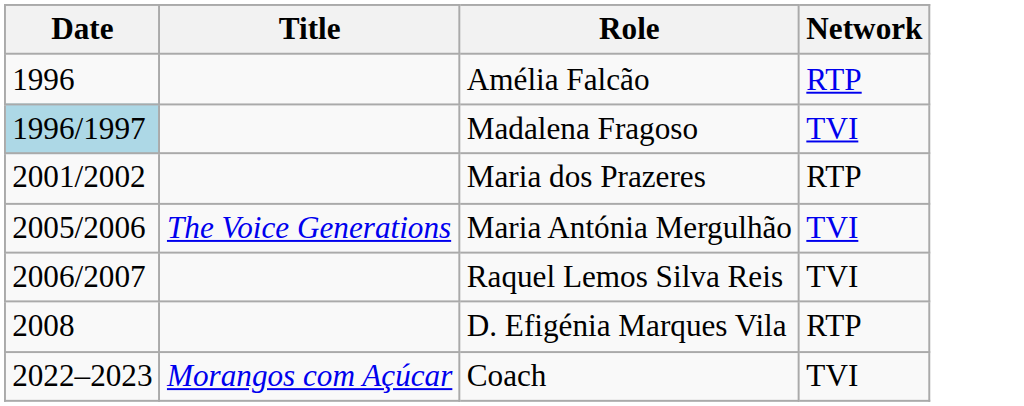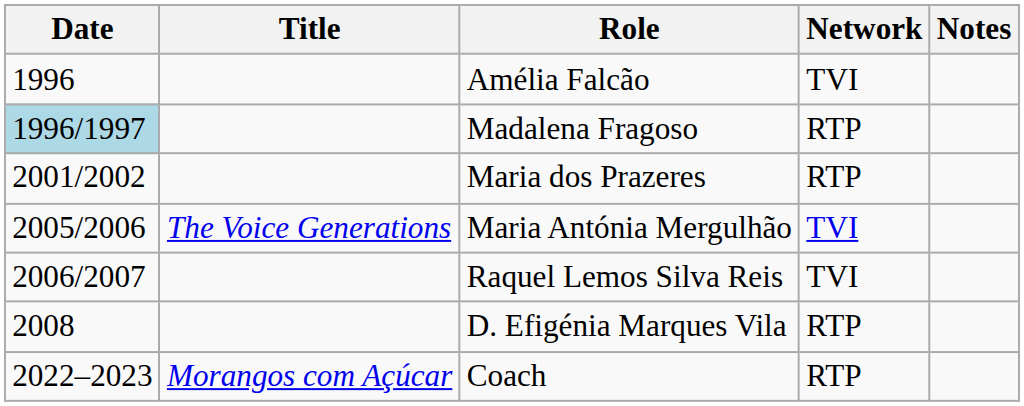+ column: (974, 29)
(834, 78) RTP -> (832, 78) TVI
(832, 128) TVI -> (834, 128) RTP
(832, 375) TVI -> (834, 375) RTP
